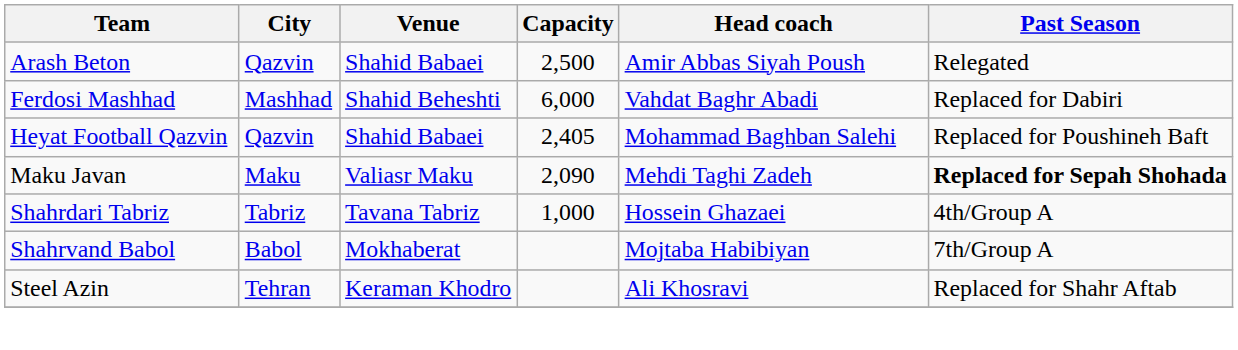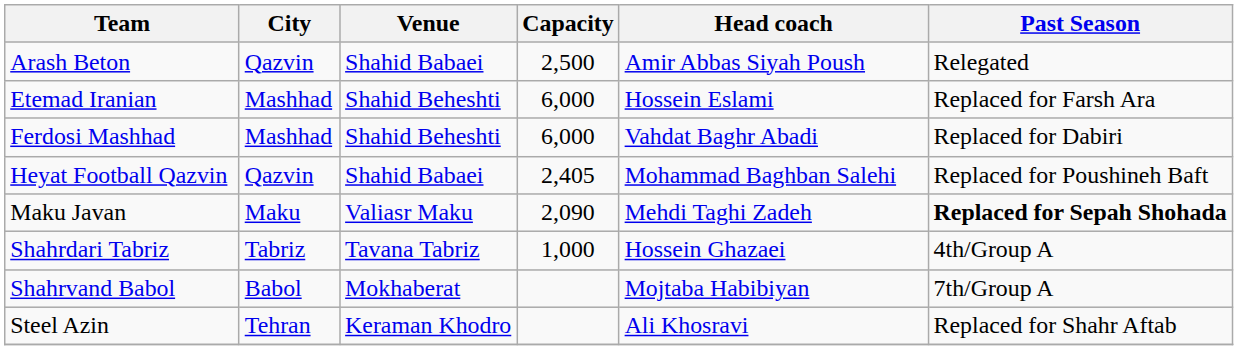+ row: (83, 99)
